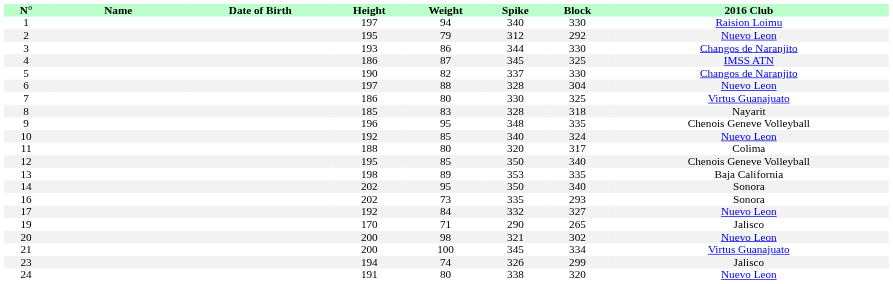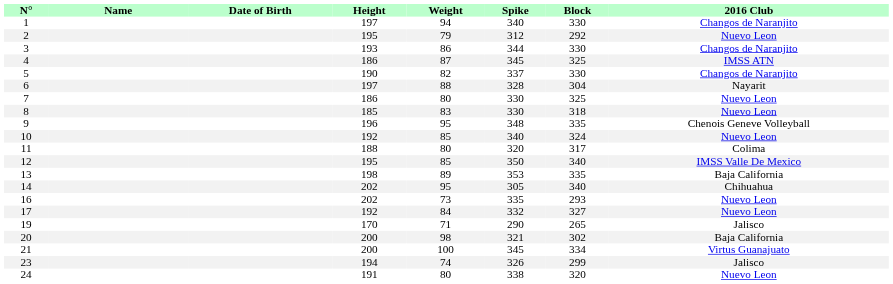(749, 23) Raision Loimu -> (749, 23) Changos de Naranjito
(749, 86) Nuevo Leon -> (749, 86) Nayarit
(749, 98) Virtus Guanajuato -> (749, 98) Nuevo Leon
(515, 111) 328 -> (515, 111) 330
(749, 111) Nayarit -> (749, 111) Nuevo Leon
(749, 161) Chenois Geneve Volleyball -> (749, 161) IMSS Valle De Mexico
(515, 186) 350 -> (515, 186) 305
(749, 186) Sonora -> (749, 186) Chihuahua
(749, 199) Sonora -> (749, 199) Nuevo Leon
(749, 237) Nuevo Leon -> (749, 237) Baja California
